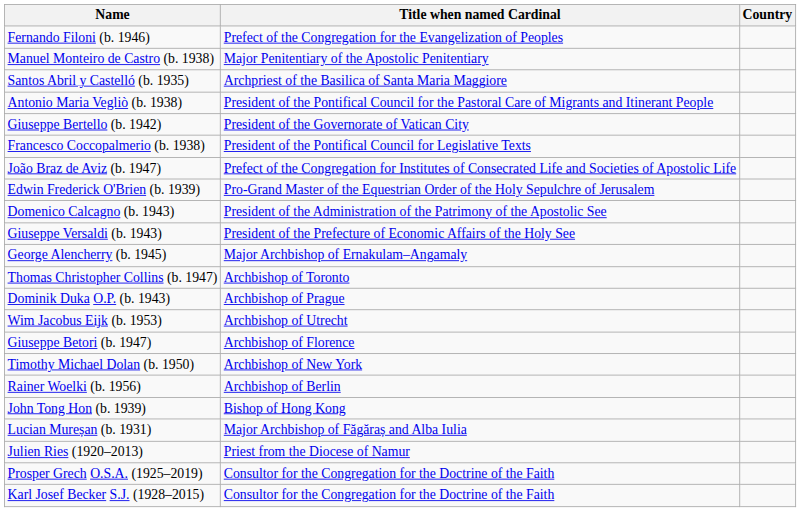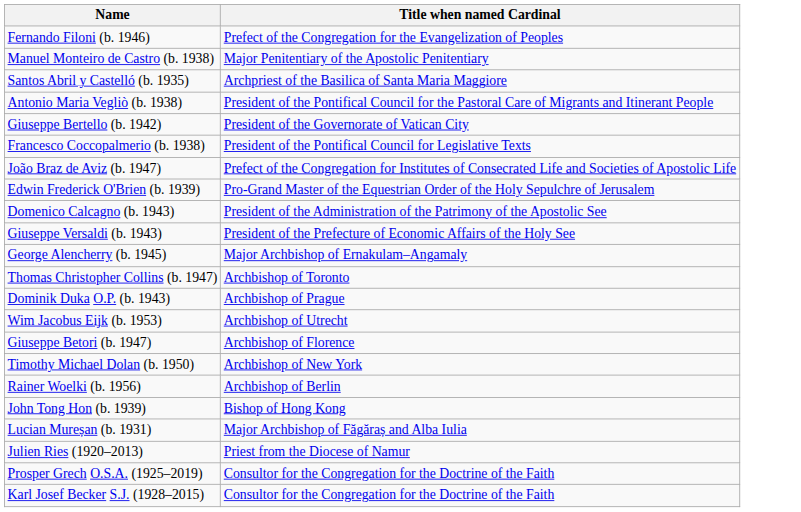- column: (767, 15)
